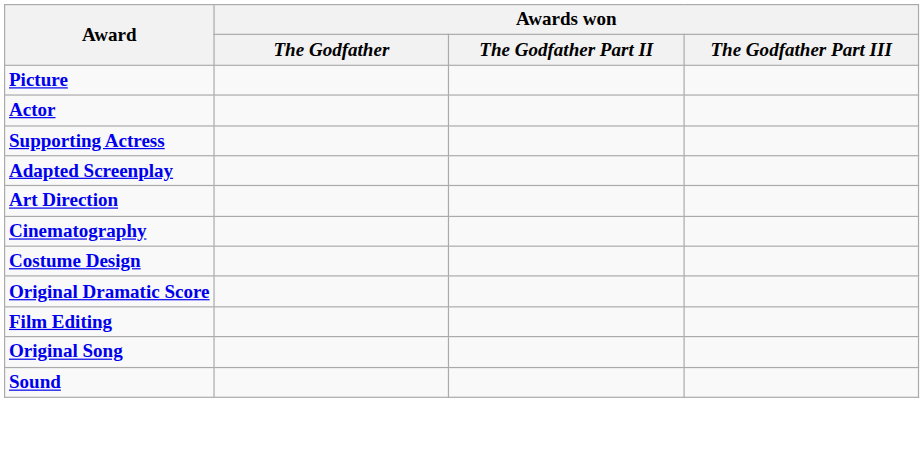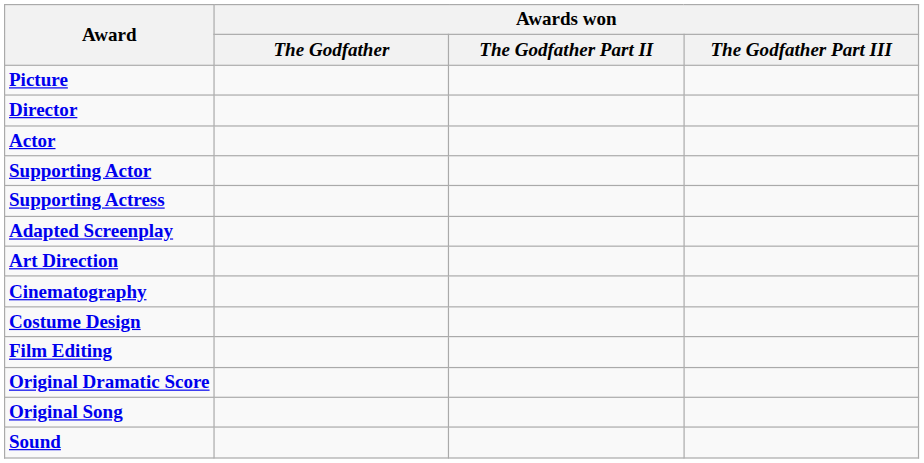+ row: (43, 110)
+ row: (80, 170)
rows swapped: (61, 321) <-> (109, 291)
